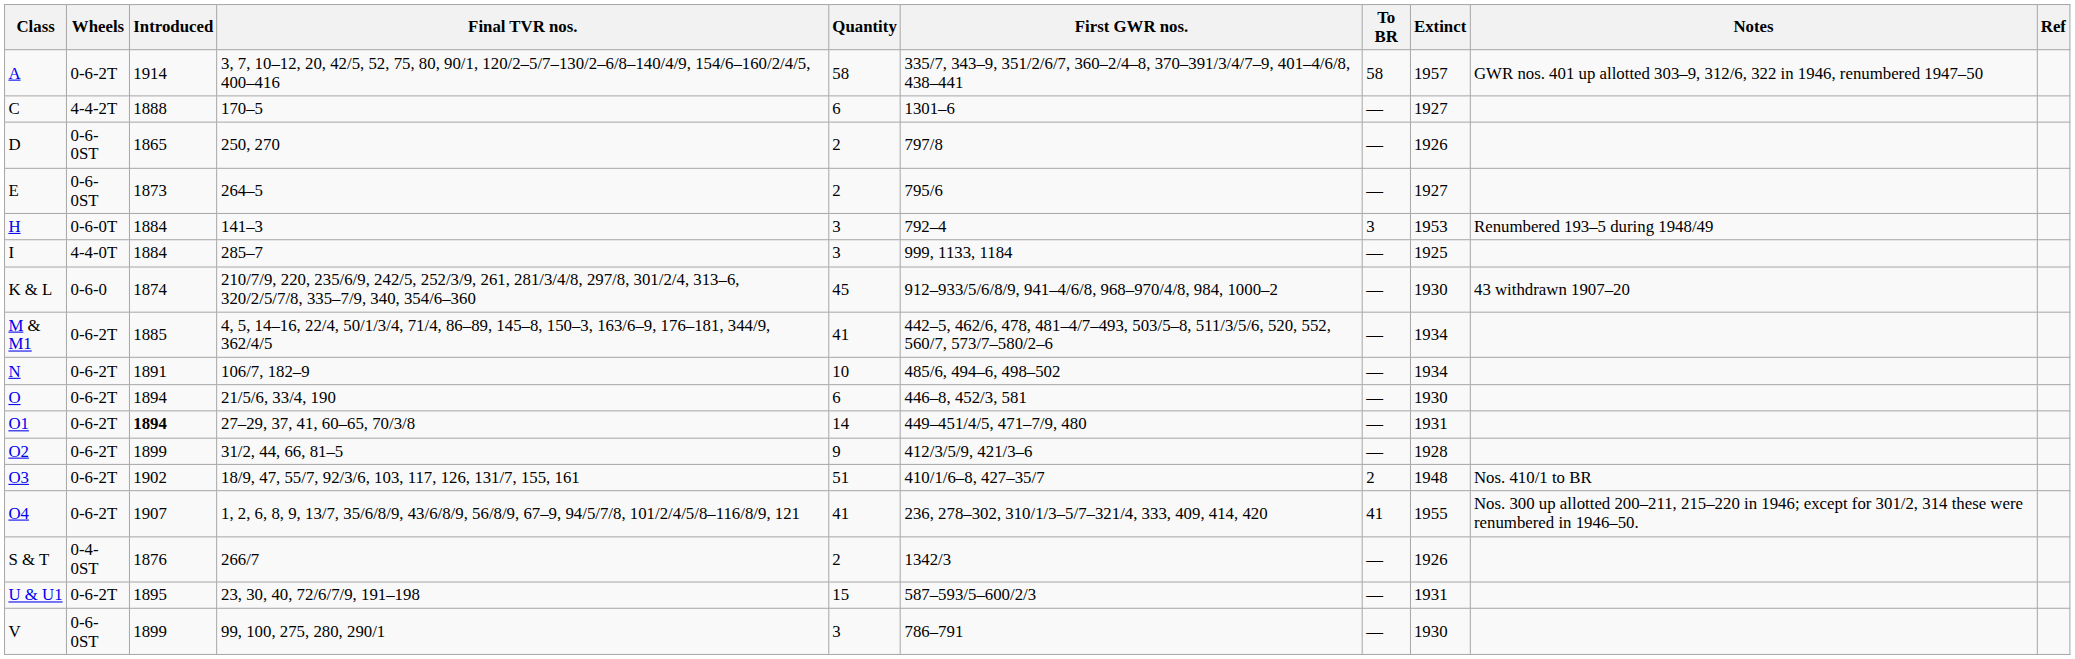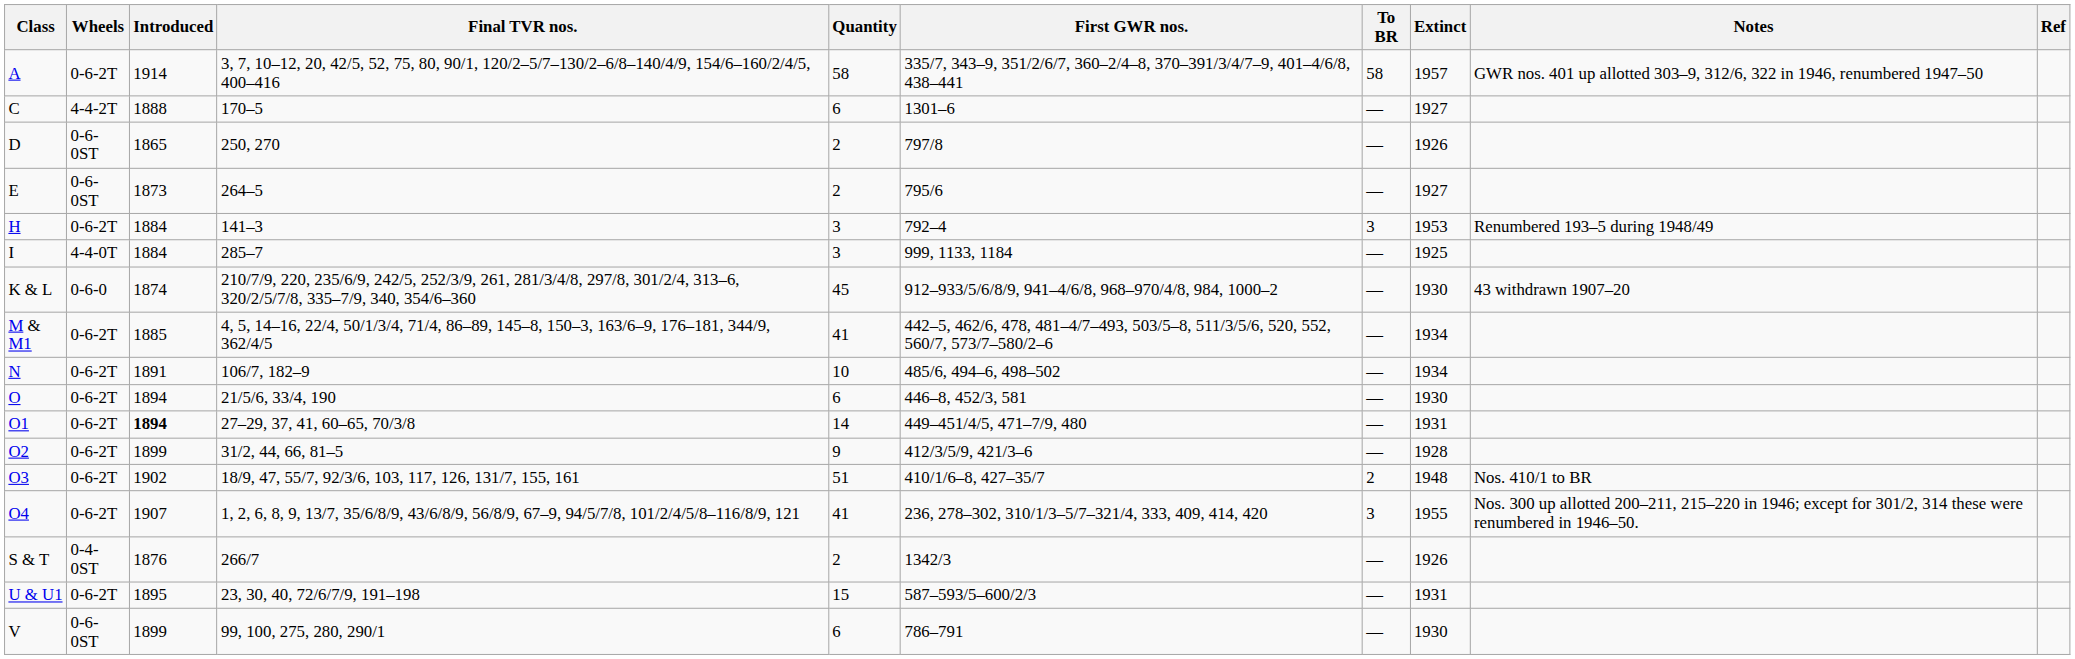(94, 226) 0-6-0T -> (94, 226) 0-6-2T
(1375, 513) 41 -> (1370, 513) 3
(837, 631) 3 -> (837, 631) 6
